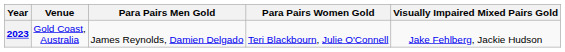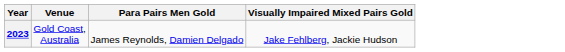- column: (318, 13)
